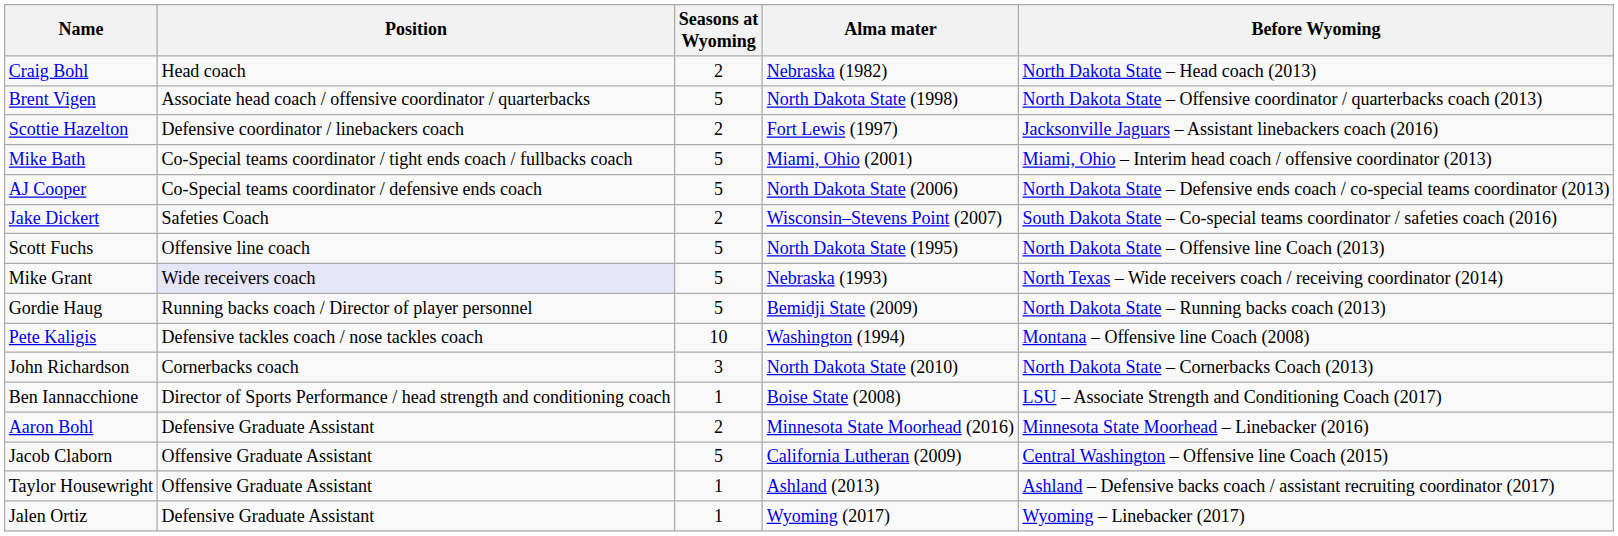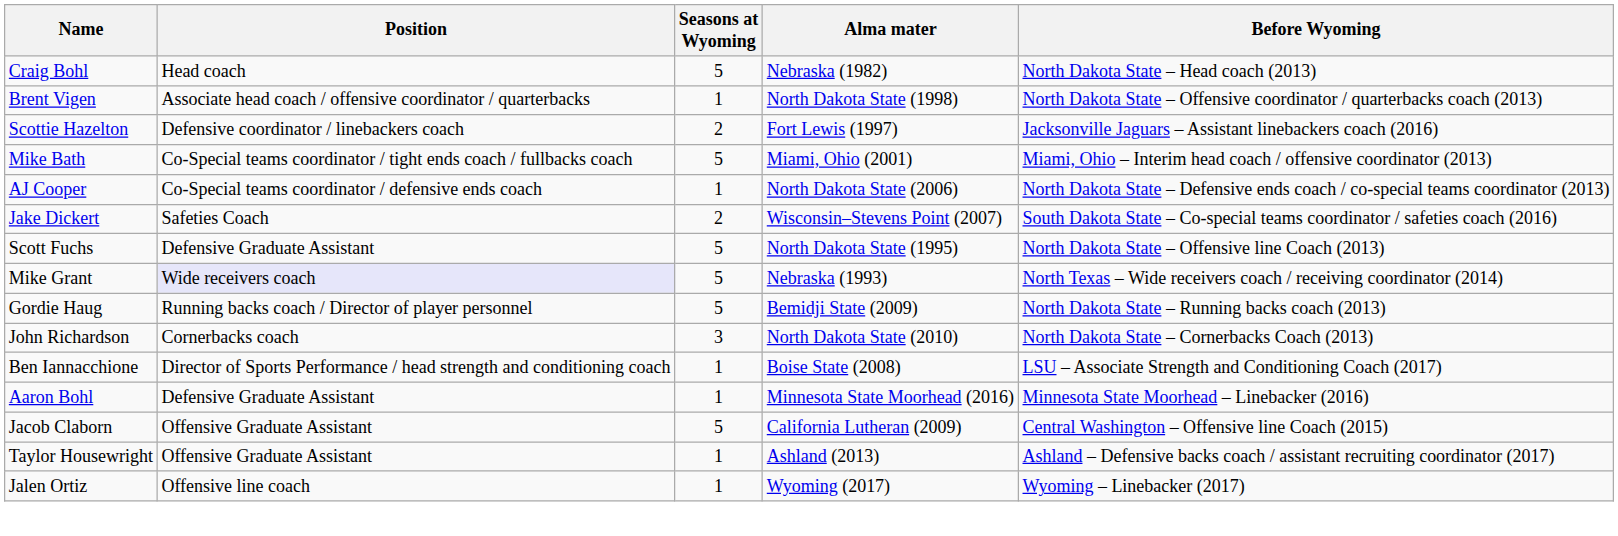(719, 70) 2 -> (719, 70) 5
(719, 100) 5 -> (719, 100) 1
(719, 189) 5 -> (719, 189) 1
(236, 248) Offensive line coach -> (268, 248) Defensive Graduate Assistant
- row: (53, 337)
(719, 426) 2 -> (719, 397) 1
(268, 515) Defensive Graduate Assistant -> (236, 486) Offensive line coach
